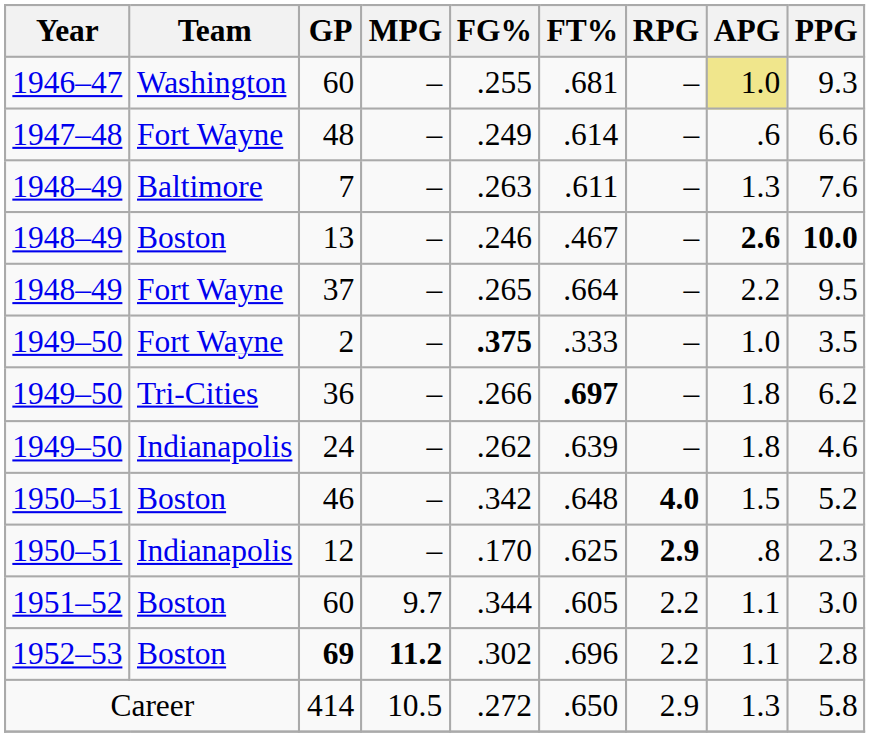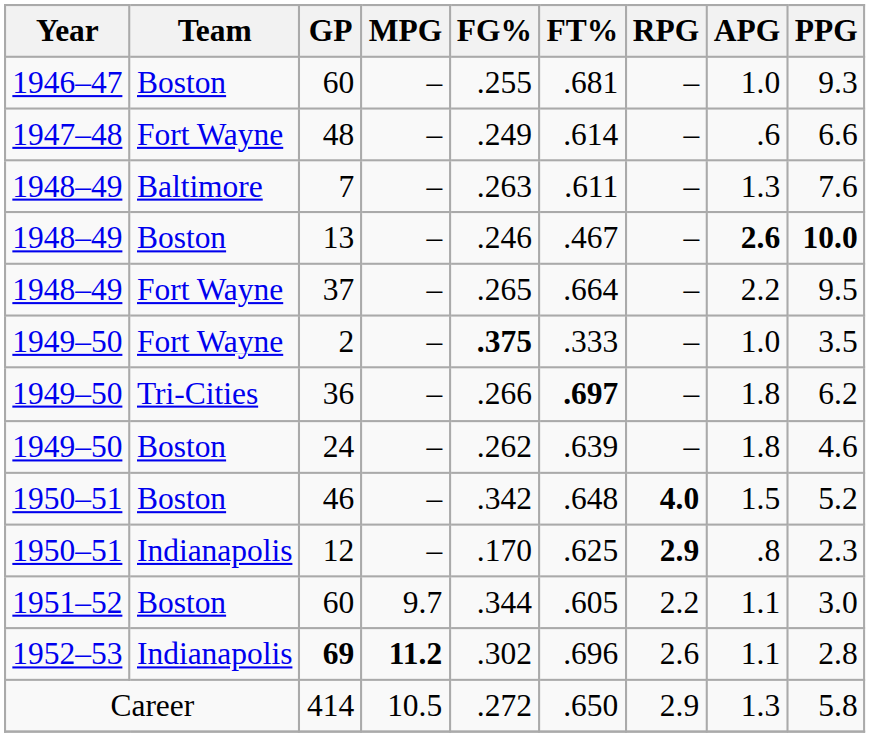(212, 82) Washington -> (182, 82) Boston
(760, 82) khaki background -> (760, 82) no background
(215, 445) Indianapolis -> (182, 445) Boston
(182, 653) Boston -> (215, 653) Indianapolis
(679, 653) 2.2 -> (679, 653) 2.6
